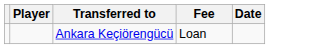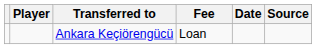+ column: (288, 14)
